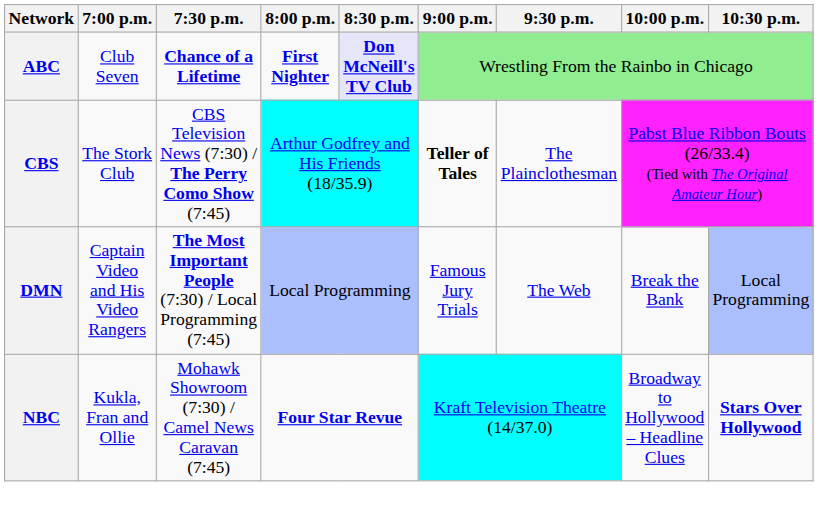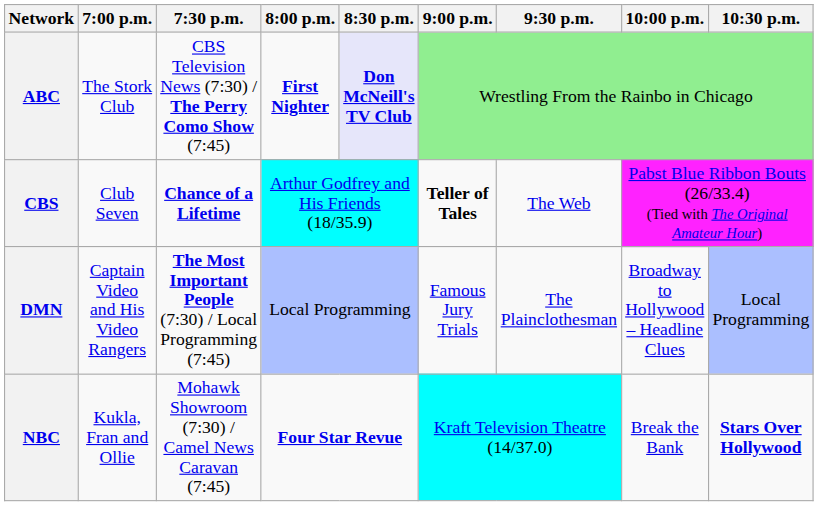(117, 66) Club Seven -> (117, 95) The Stork Club
(209, 66) Chance of a Lifetime -> (209, 95) CBS Television News (7:30) / The Perry Como Show (7:45)
(117, 163) The Stork Club -> (117, 202) Club Seven
(209, 163) CBS Television News (7:30) / The Perry Como Show (7:45) -> (209, 202) Chance of a Lifetime
(559, 163) The Plainclothesman -> (559, 202) The Web
(559, 290) The Web -> (559, 310) The Plainclothesman
(665, 290) Break the Bank -> (665, 310) Broadway to Hollywood – Headline Clues
(665, 417) Broadway to Hollywood – Headline Clues -> (665, 437) Break the Bank
